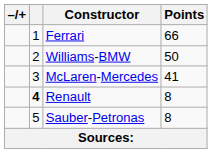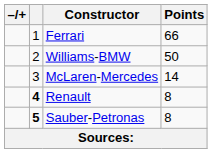(172, 76) 41 -> (172, 76) 14
(36, 117) normal -> (36, 117) bold
